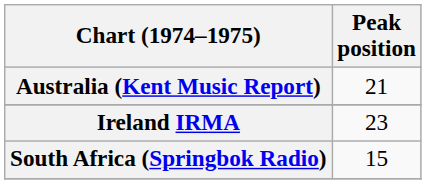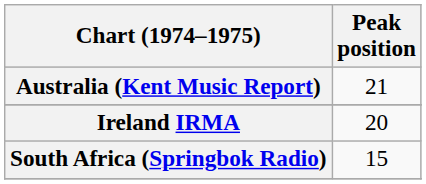(377, 122) 23 -> (377, 122) 20
